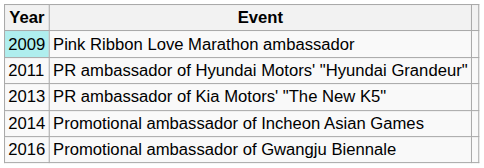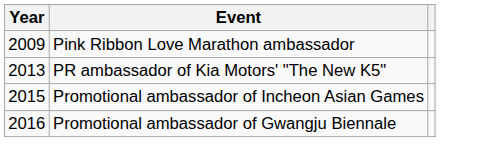(27, 44) paleturquoise background -> (27, 44) no background
- row: (260, 70)
(27, 123) 2014 -> (27, 96) 2015
